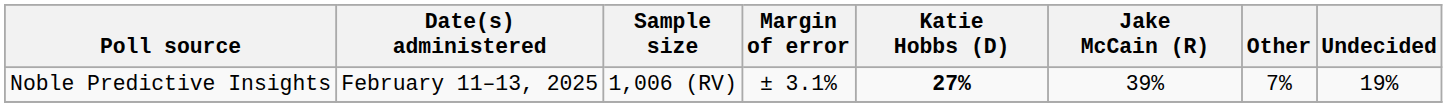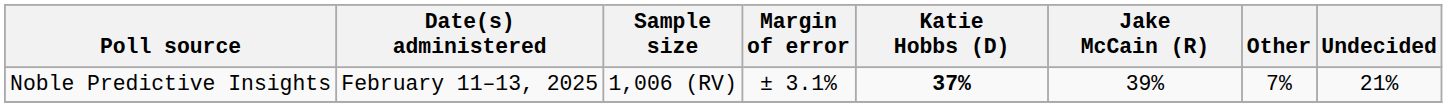(952, 84) 27% -> (952, 84) 37%
(1379, 84) 19% -> (1379, 84) 21%
